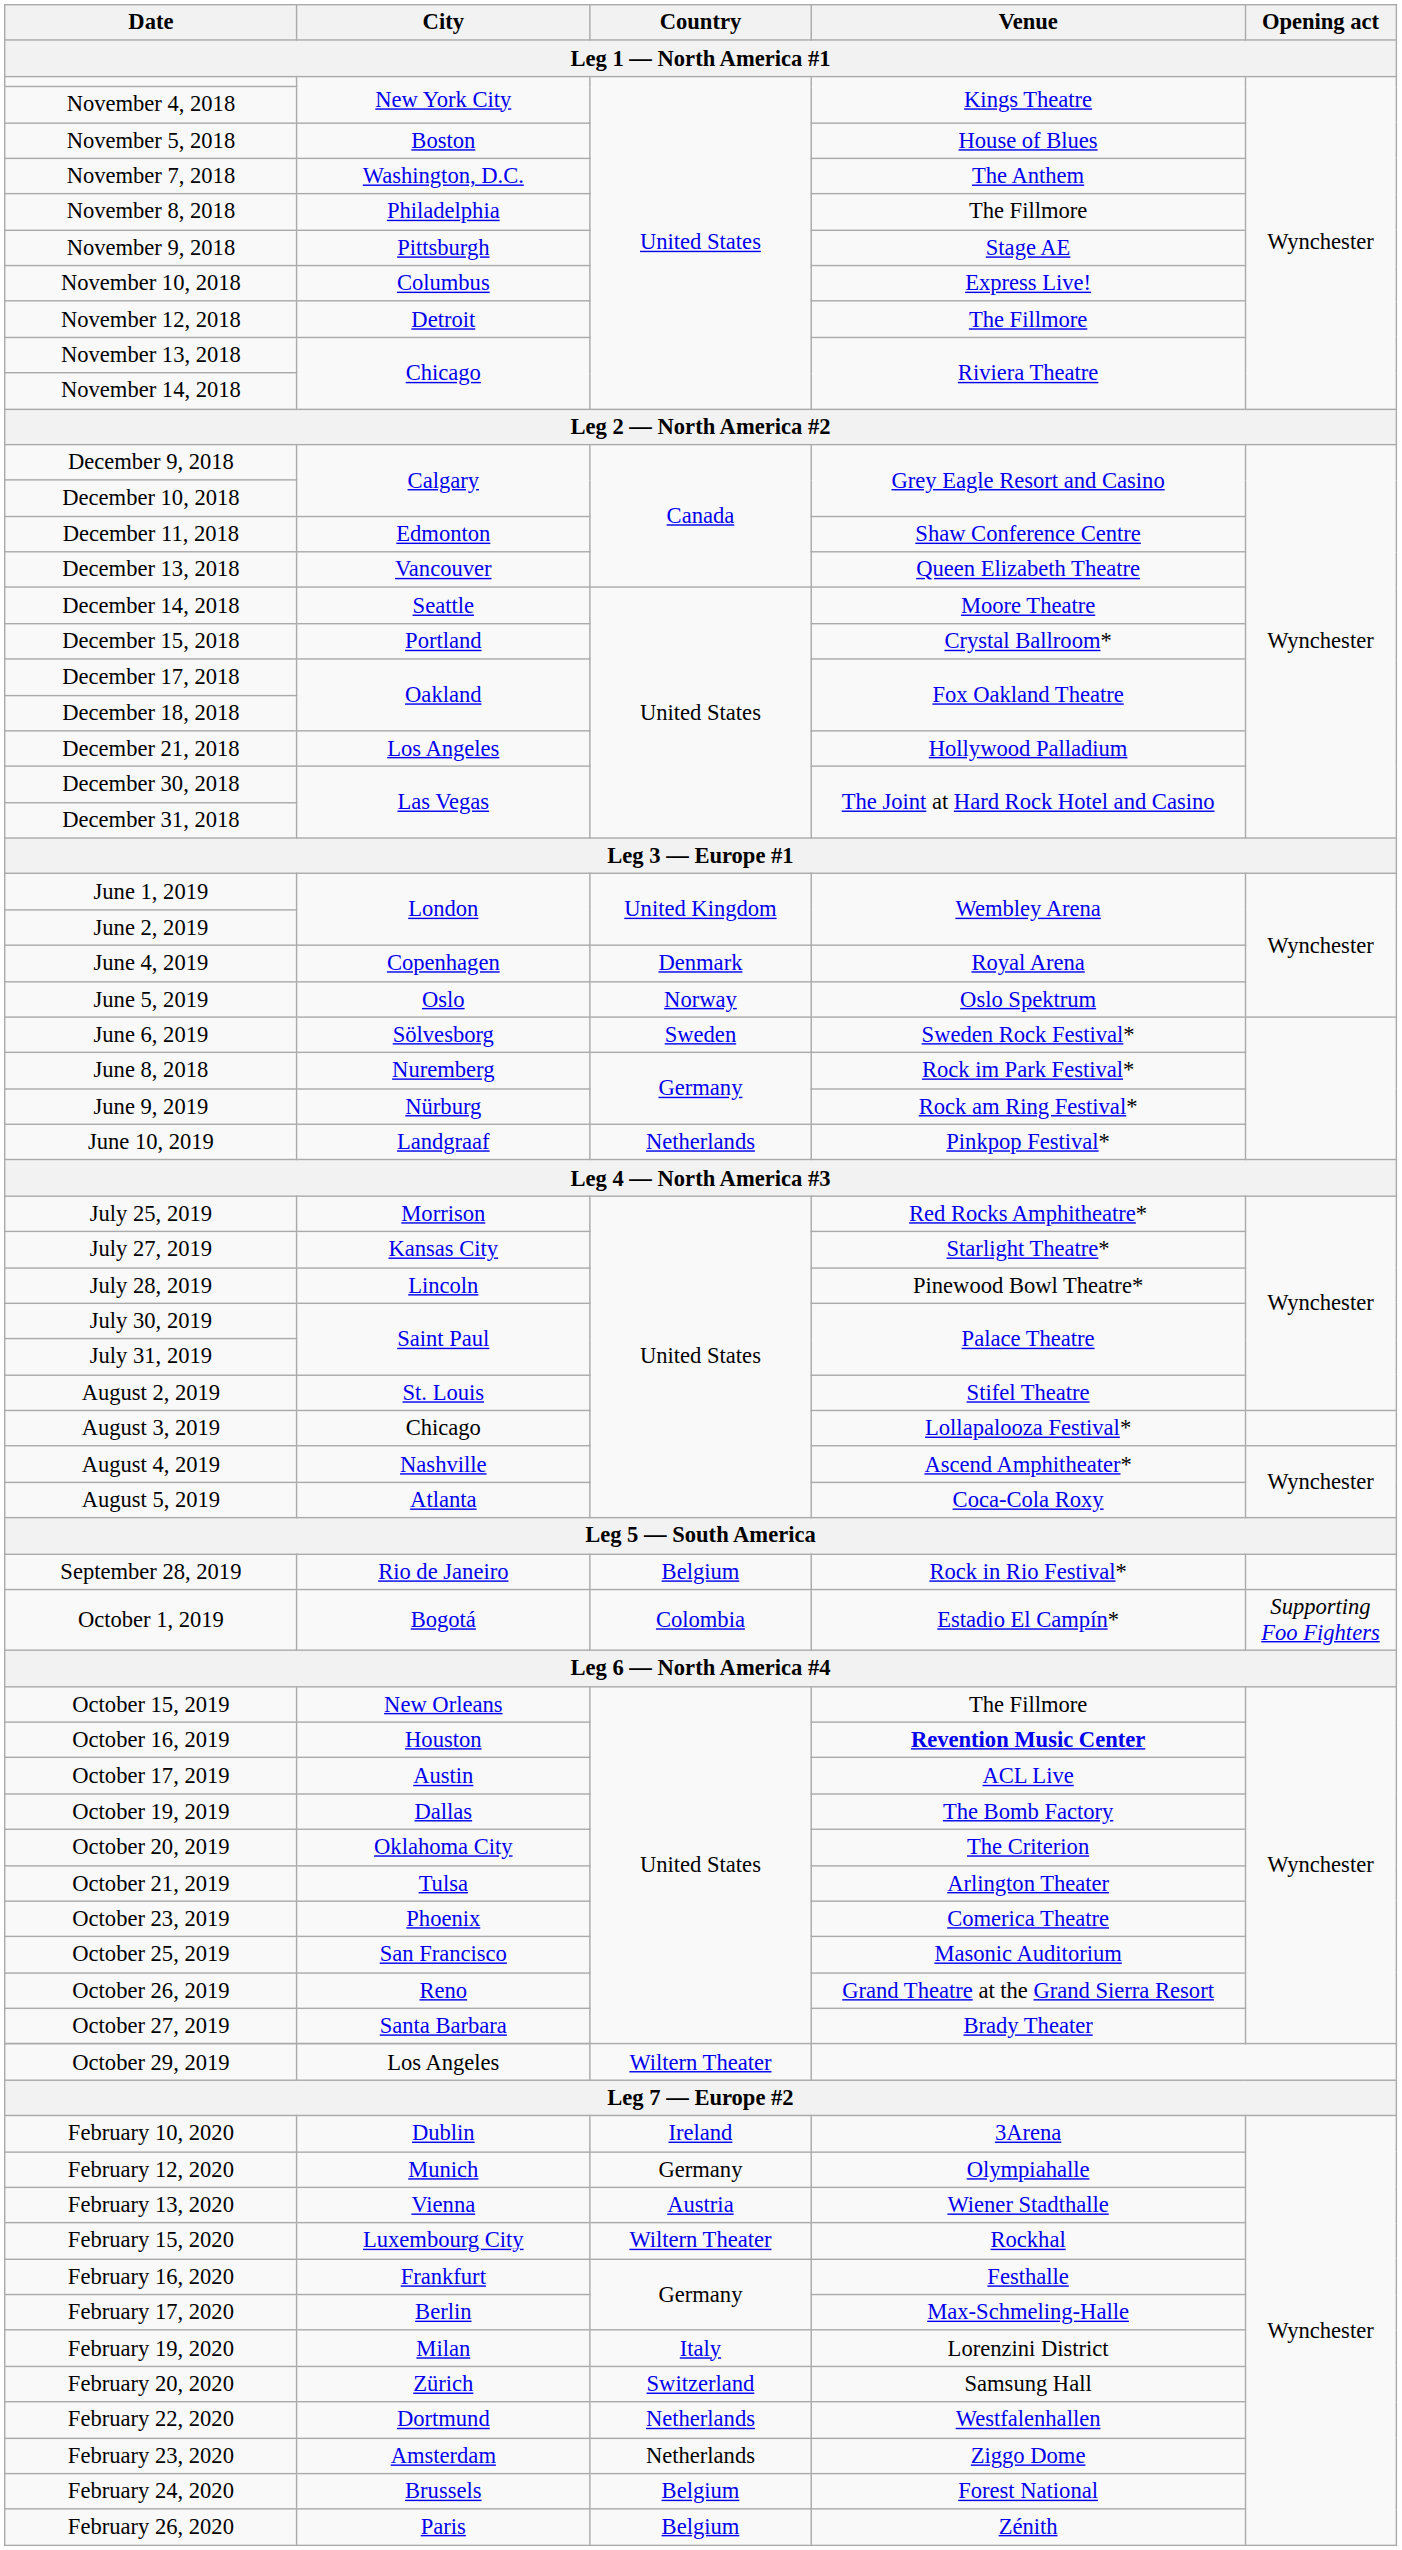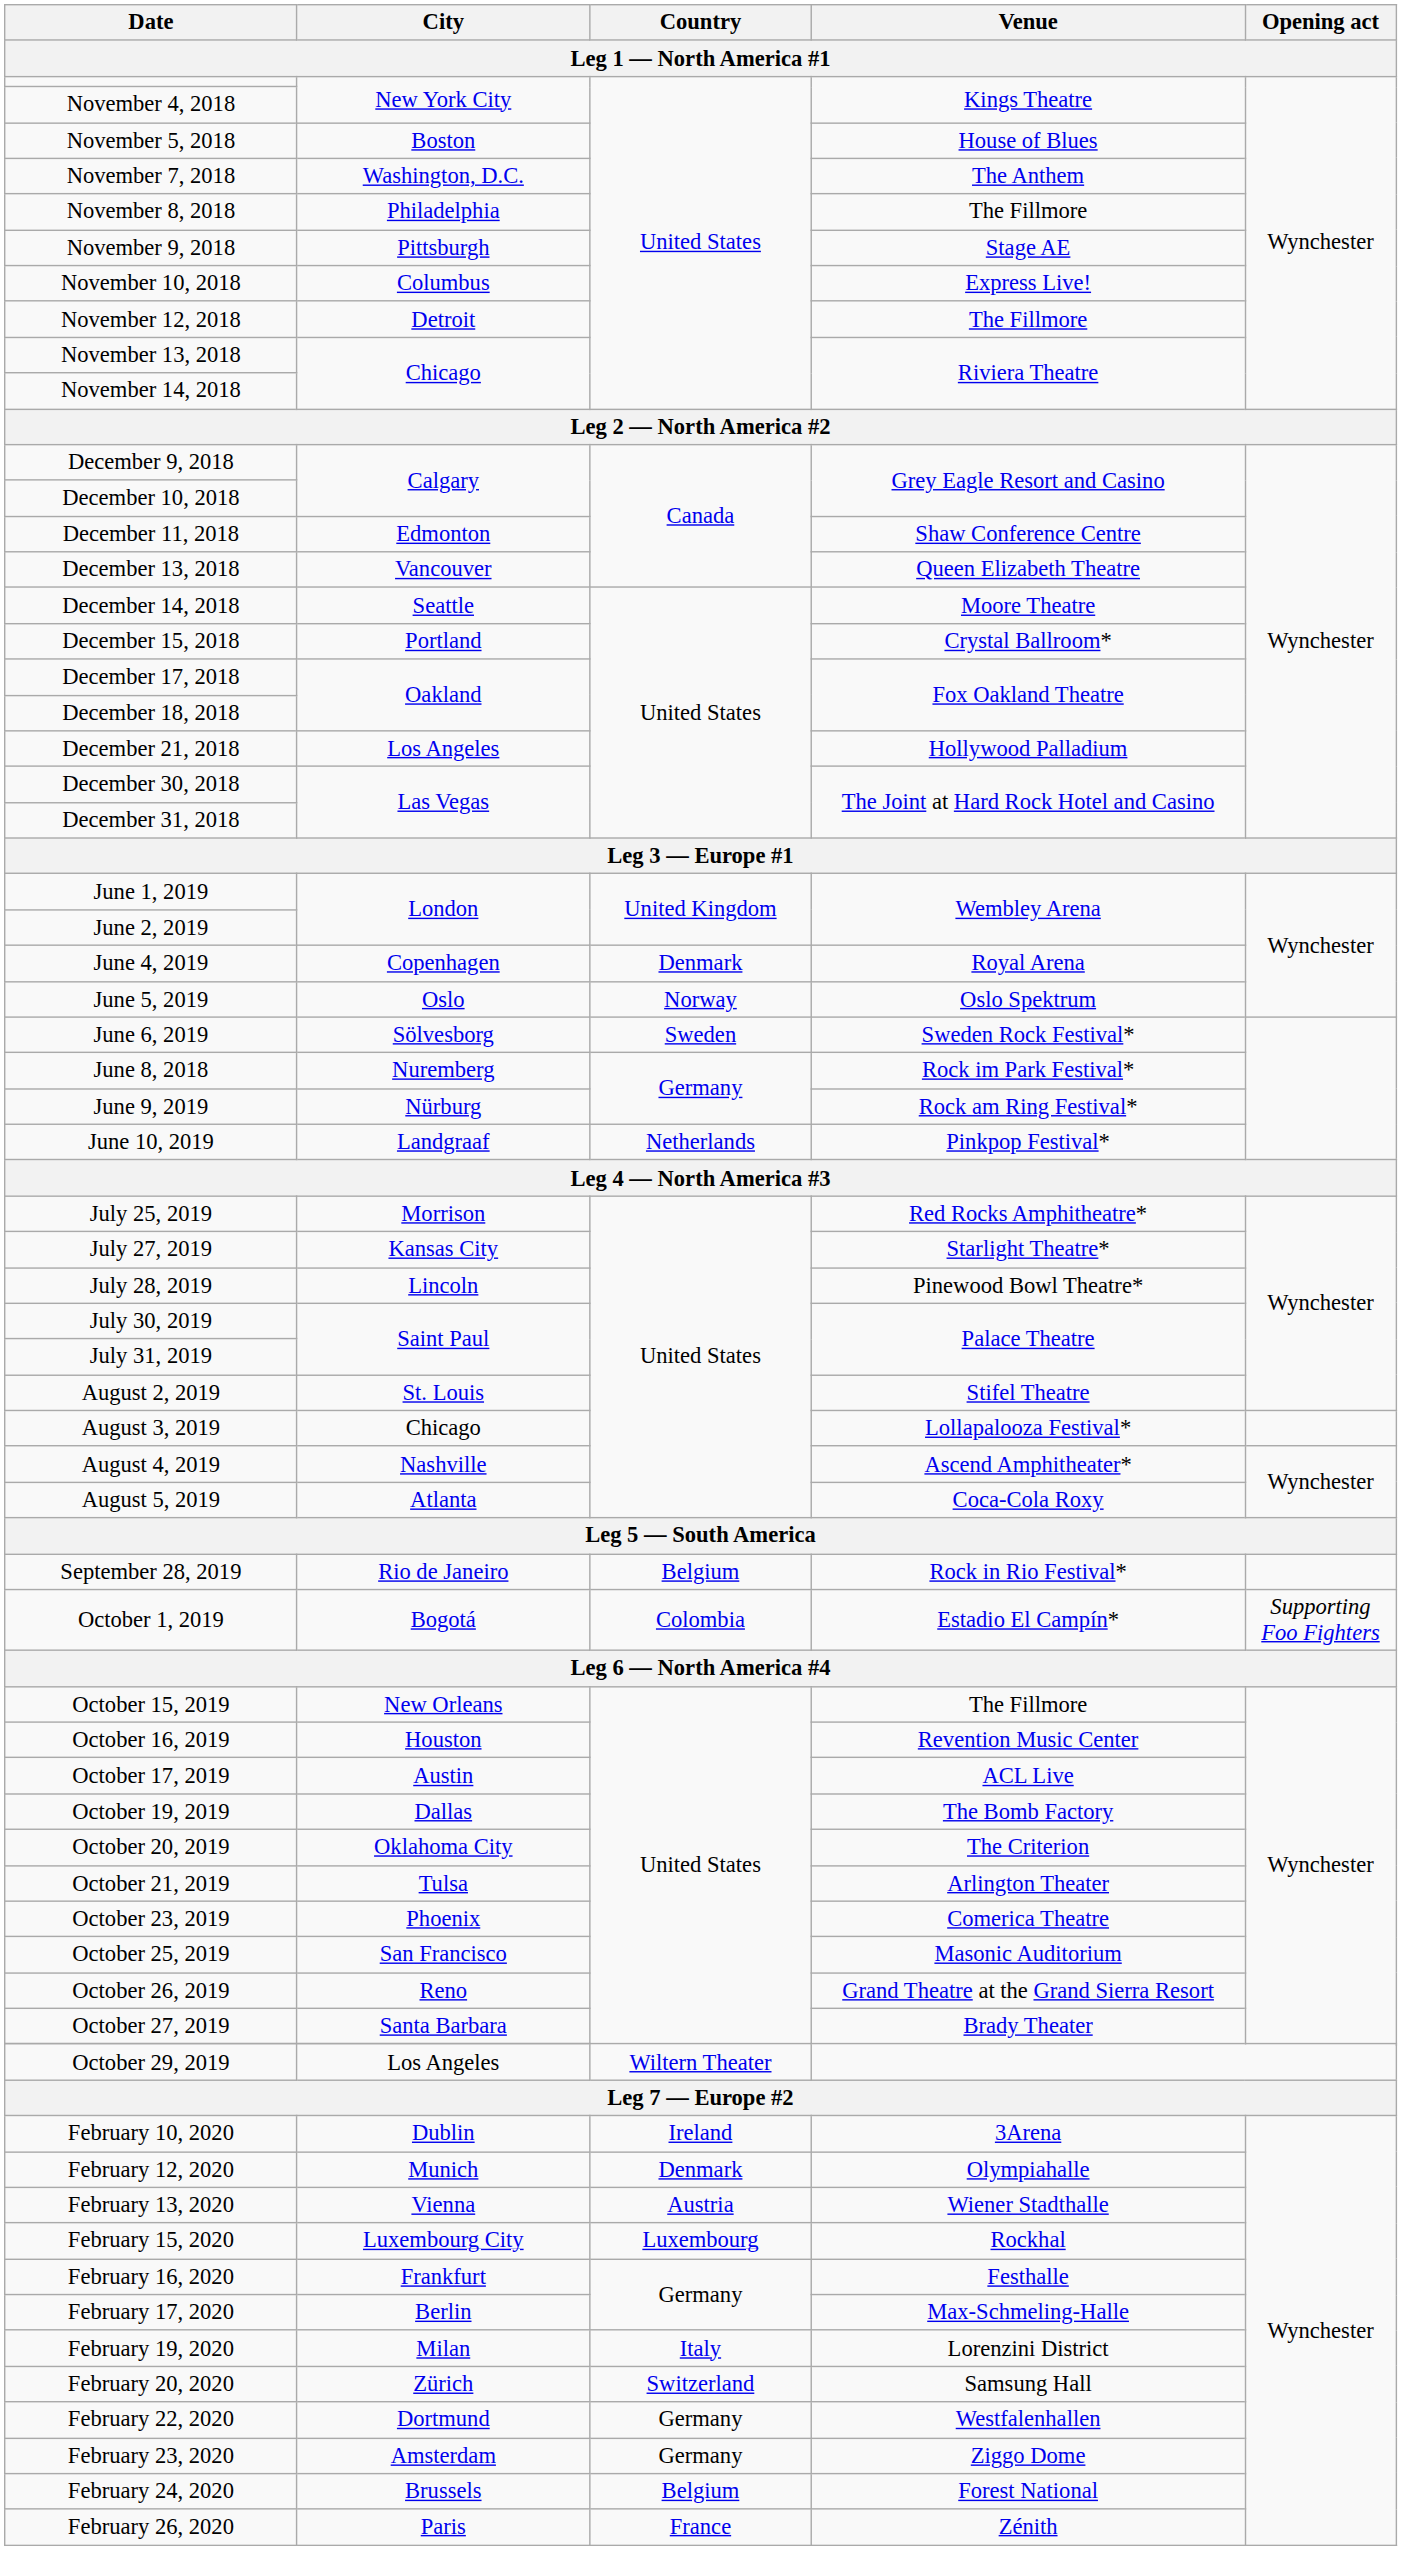(1028, 1739) bold -> (1028, 1739) normal
(700, 2169) Germany -> (700, 2169) Denmark
(700, 2240) Wiltern Theater -> (700, 2240) Luxembourg
(700, 2419) Netherlands -> (700, 2419) Germany
(700, 2455) Netherlands -> (700, 2455) Germany
(700, 2526) Belgium -> (700, 2526) France
